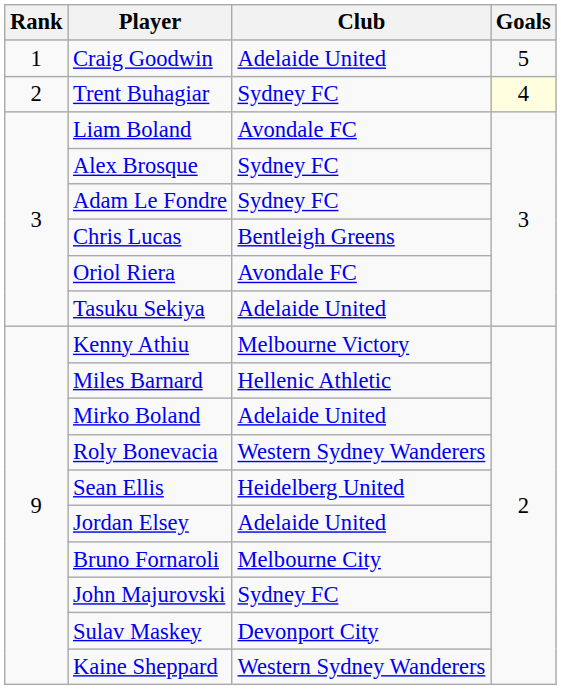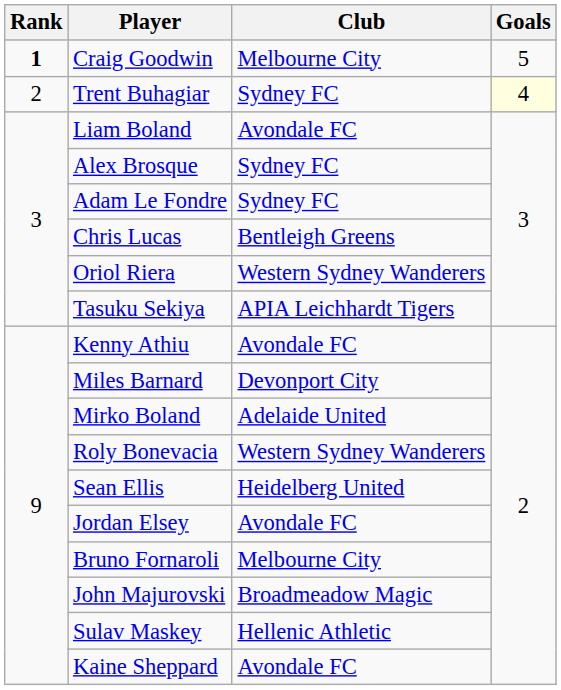(36, 58) normal -> (36, 58) bold
(312, 58) Adelaide United -> (309, 58) Melbourne City
(297, 272) Avondale FC -> (361, 272) Western Sydney Wanderers
(312, 308) Adelaide United -> (346, 308) APIA Leichhardt Tigers
(323, 344) Melbourne Victory -> (297, 344) Avondale FC
(314, 380) Hellenic Athletic -> (308, 380) Devonport City
(312, 523) Adelaide United -> (297, 523) Avondale FC
(288, 594) Sydney FC -> (335, 594) Broadmeadow Magic
(308, 630) Devonport City -> (314, 630) Hellenic Athletic
(361, 666) Western Sydney Wanderers -> (297, 666) Avondale FC
